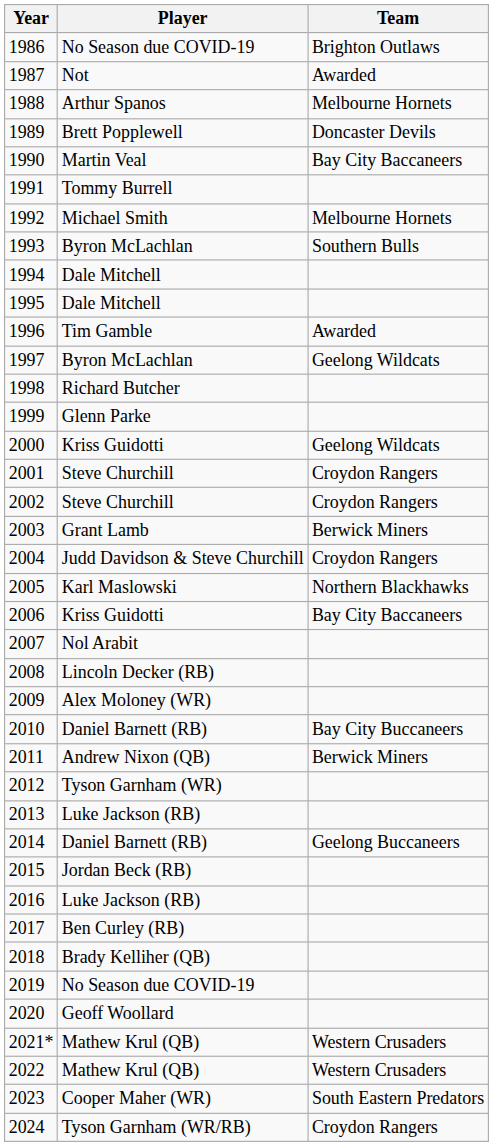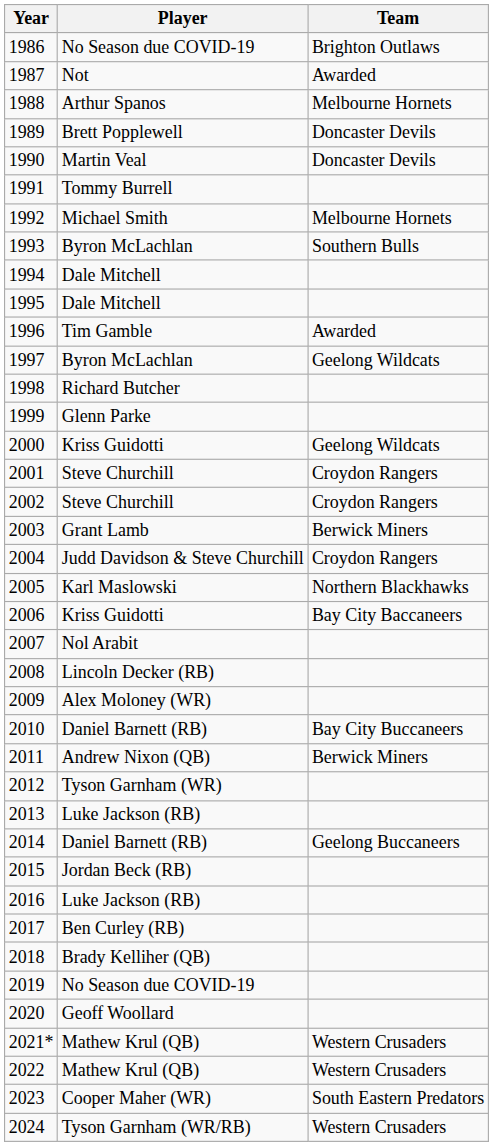(387, 160) Bay City Baccaneers -> (374, 160) Doncaster Devils
(375, 1127) Croydon Rangers -> (379, 1127) Western Crusaders
